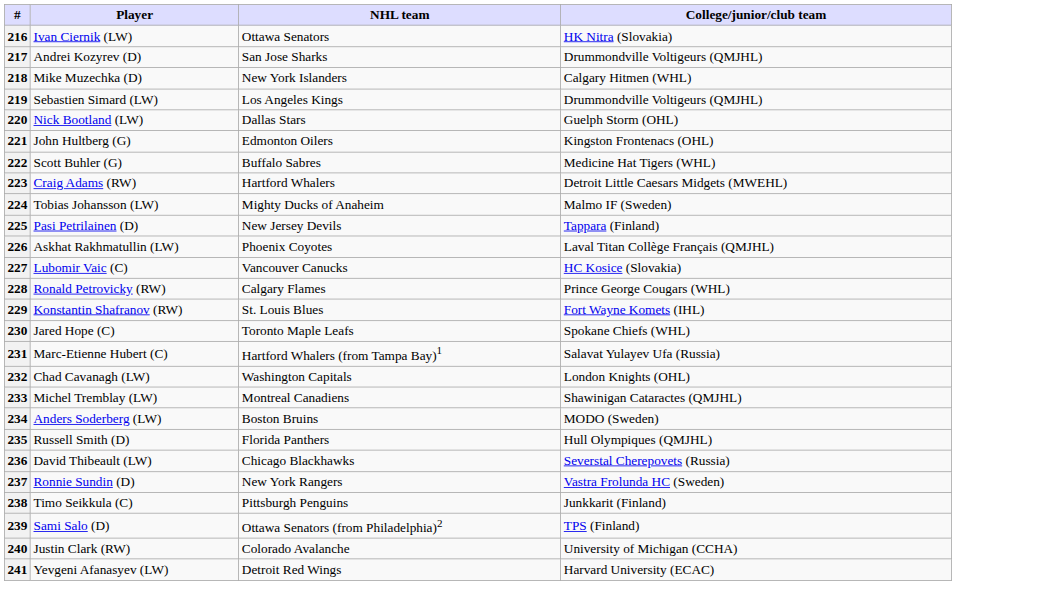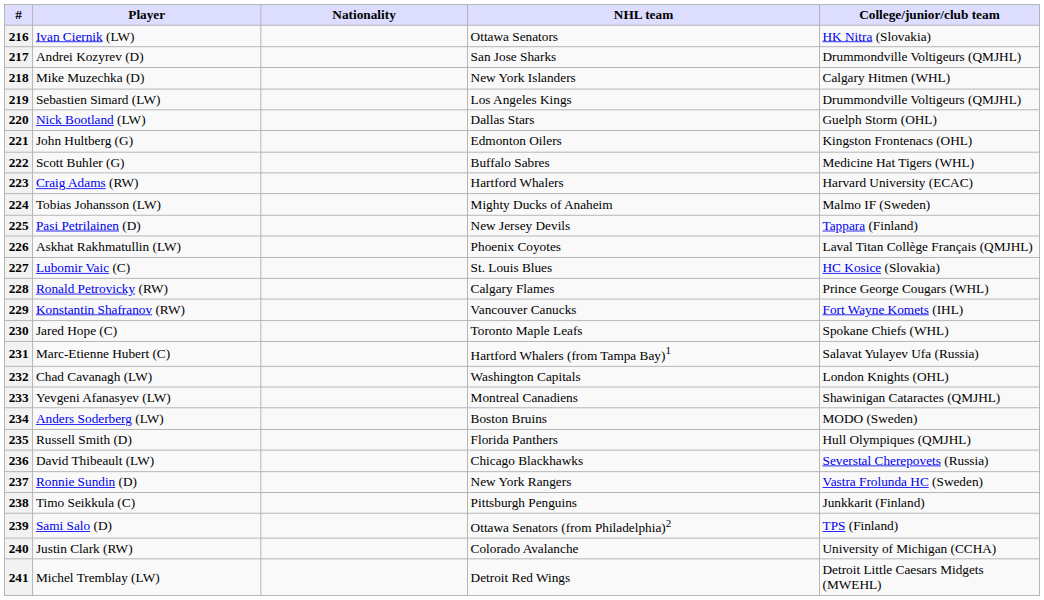+ column: (364, 15)
(676, 183) Detroit Little Caesars Midgets (MWEHL) -> (898, 183) Harvard University (ECAC)
(295, 267) Vancouver Canucks -> (511, 267) St. Louis Blues
(283, 309) St. Louis Blues -> (524, 309) Vancouver Canucks
(95, 397) Michel Tremblay (LW) -> (103, 397) Yevgeni Afanasyev (LW)
(101, 569) Yevgeni Afanasyev (LW) -> (98, 577) Michel Tremblay (LW)
(639, 569) Harvard University (ECAC) -> (903, 577) Detroit Little Caesars Midgets (MWEHL)
